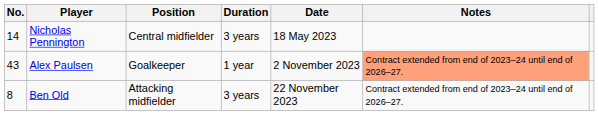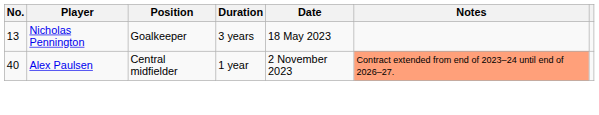(13, 36) 14 -> (13, 36) 13
(171, 36) Central midfielder -> (159, 36) Goalkeeper
(13, 65) 43 -> (13, 65) 40
(157, 65) Goalkeeper -> (154, 65) Central midfielder
- row: (49, 95)
